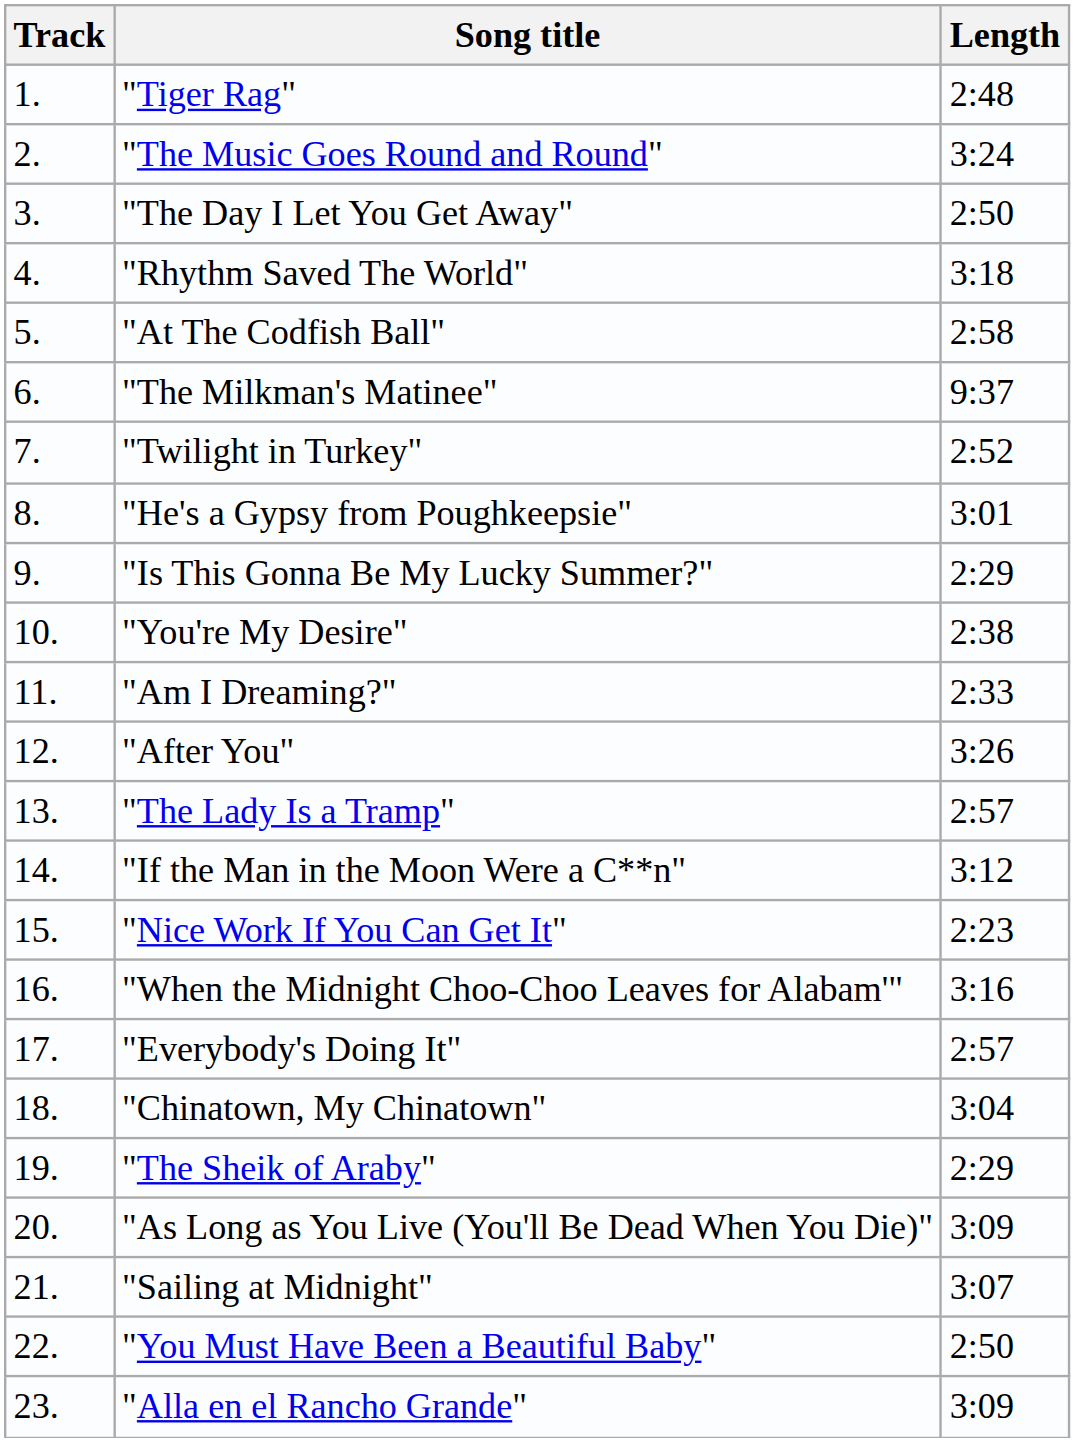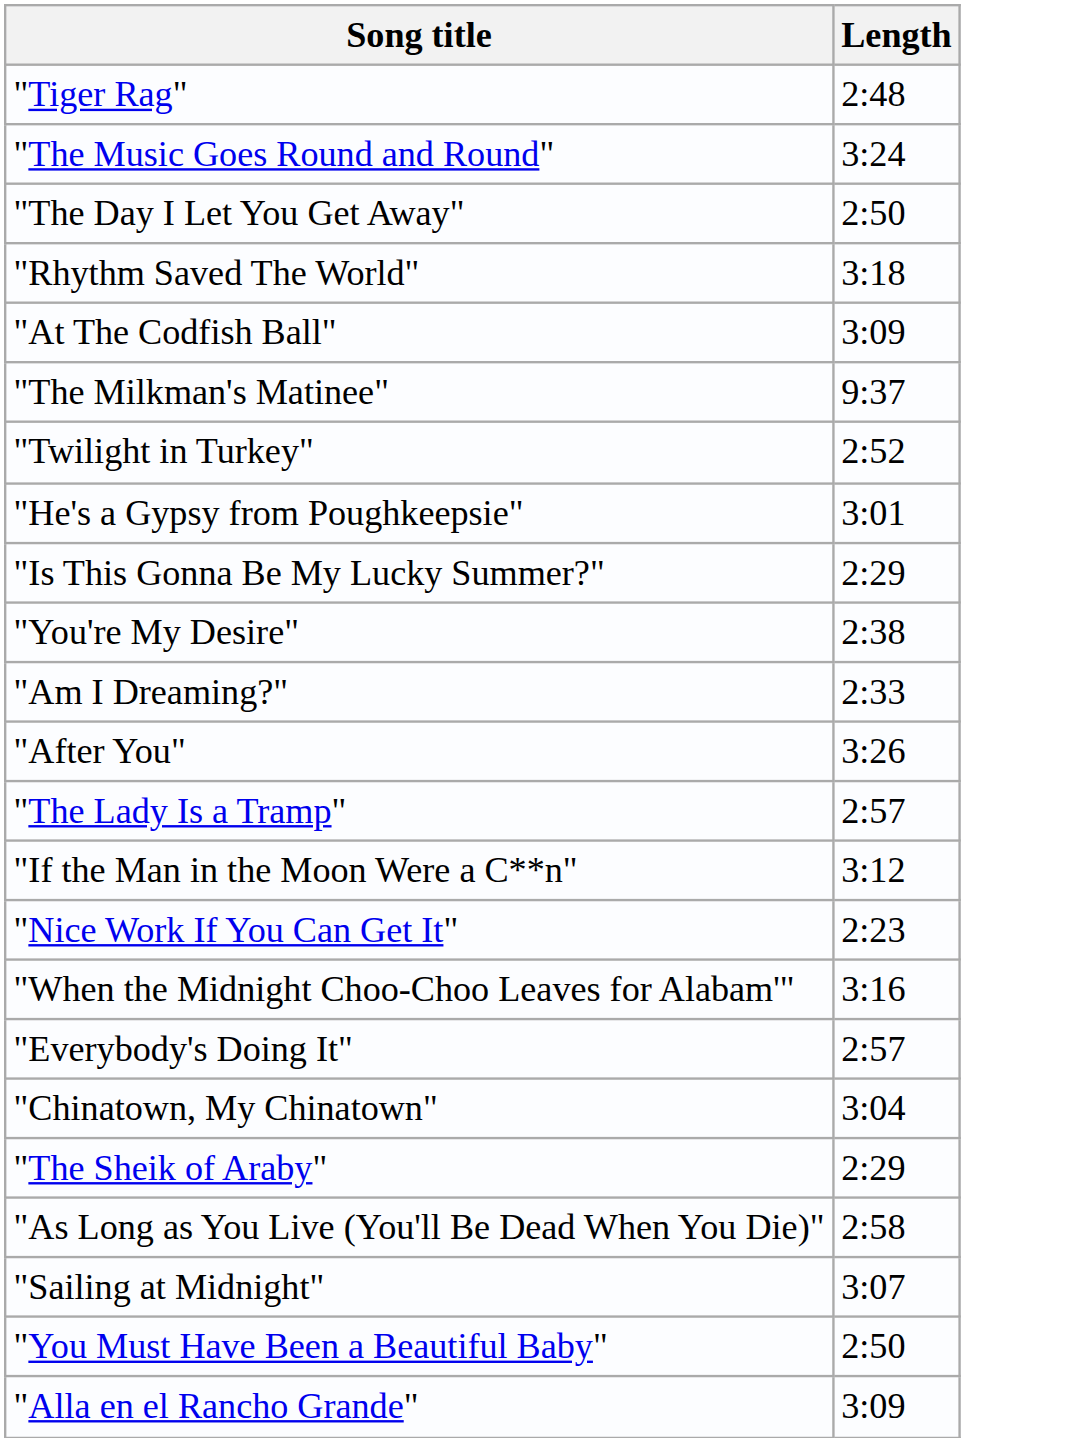- column: (59, 34)
(982, 332) 2:58 -> (873, 332) 3:09
(982, 1227) 3:09 -> (873, 1227) 2:58
